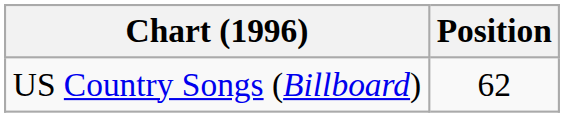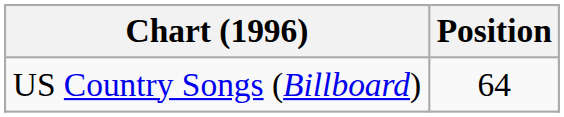(494, 84) 62 -> (494, 84) 64
